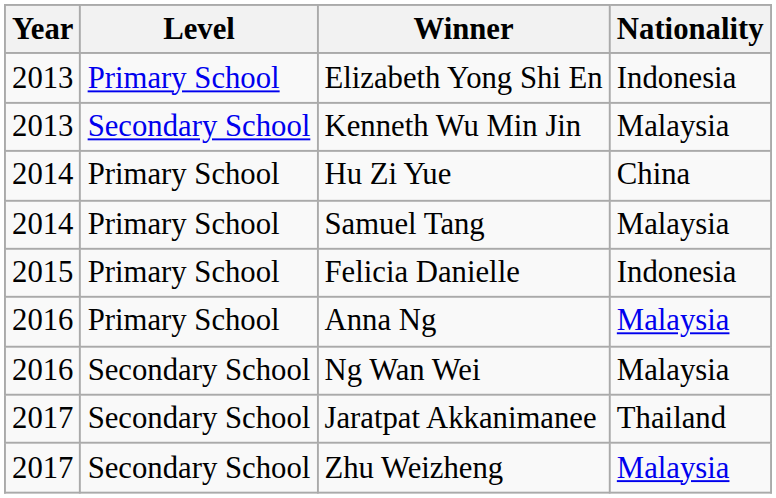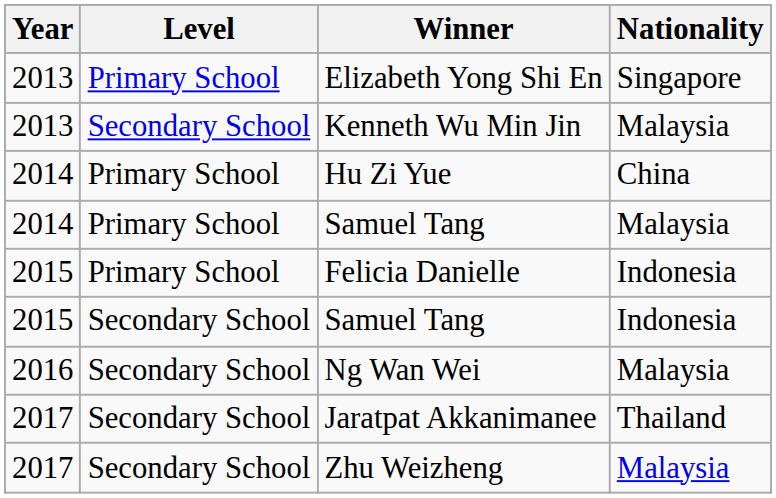(677, 77) Indonesia -> (679, 77) Singapore
+ row: (43, 321)
- row: (43, 321)
